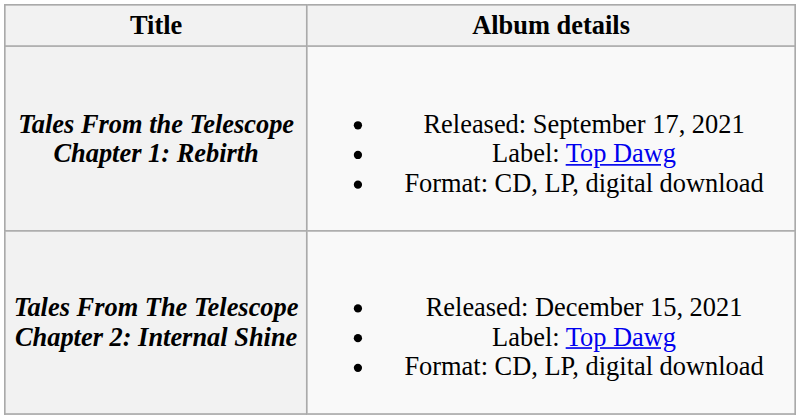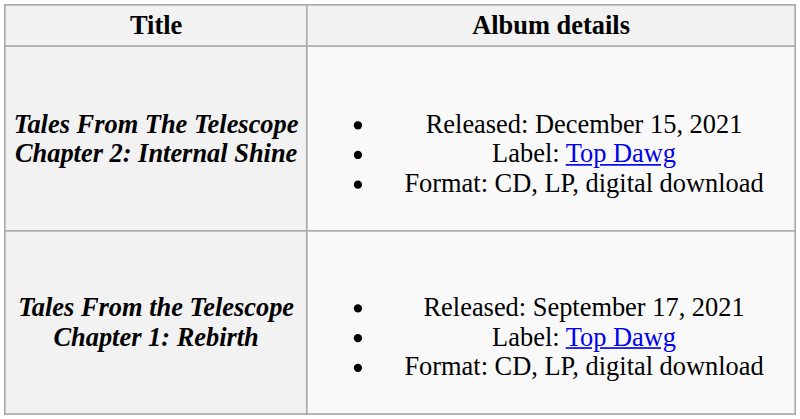rows swapped: (156, 138) <-> (156, 322)
